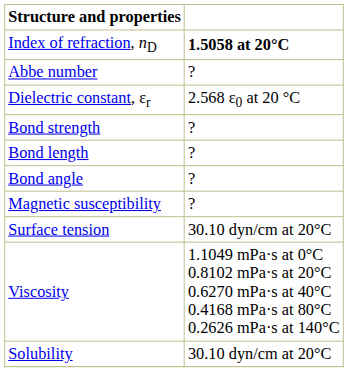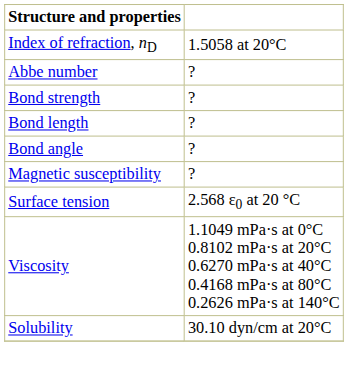(239, 44) bold -> (237, 44) normal
- row: (79, 100)
(260, 229) 30.10 dyn/cm at 20°C -> (244, 202) 2.568 ε0 at 20 °C
